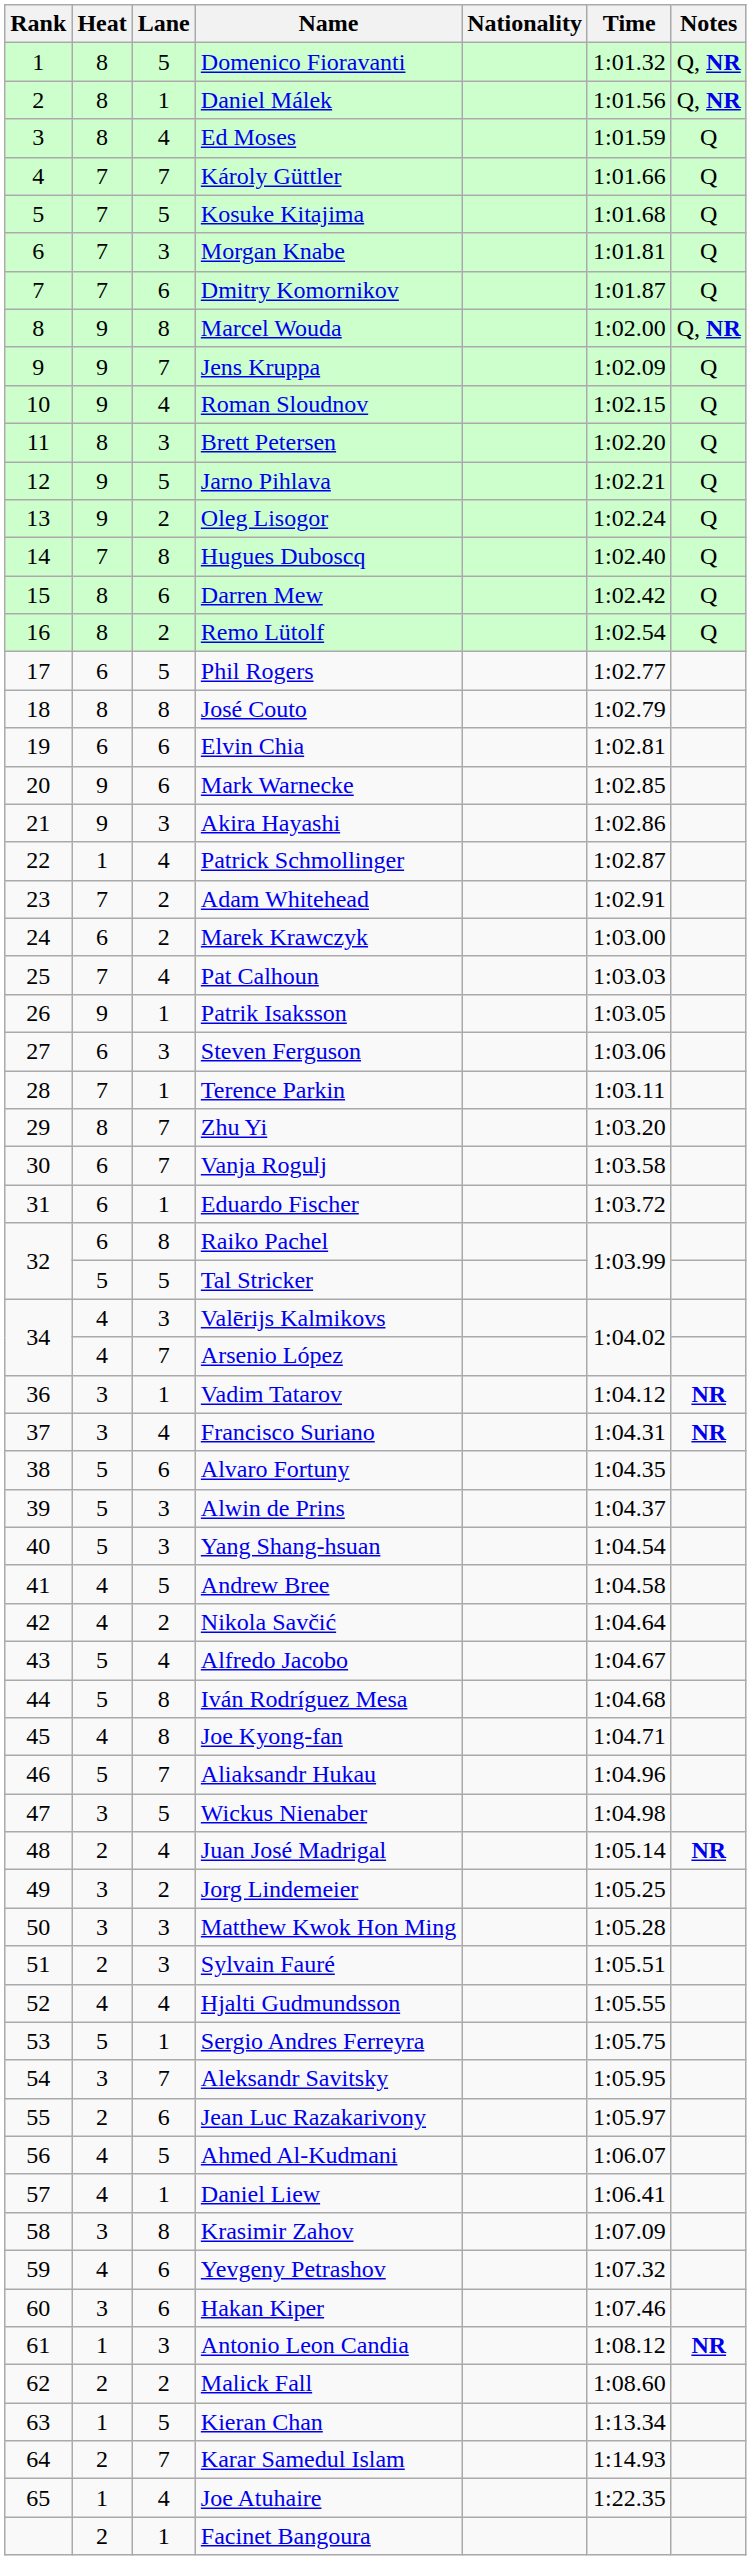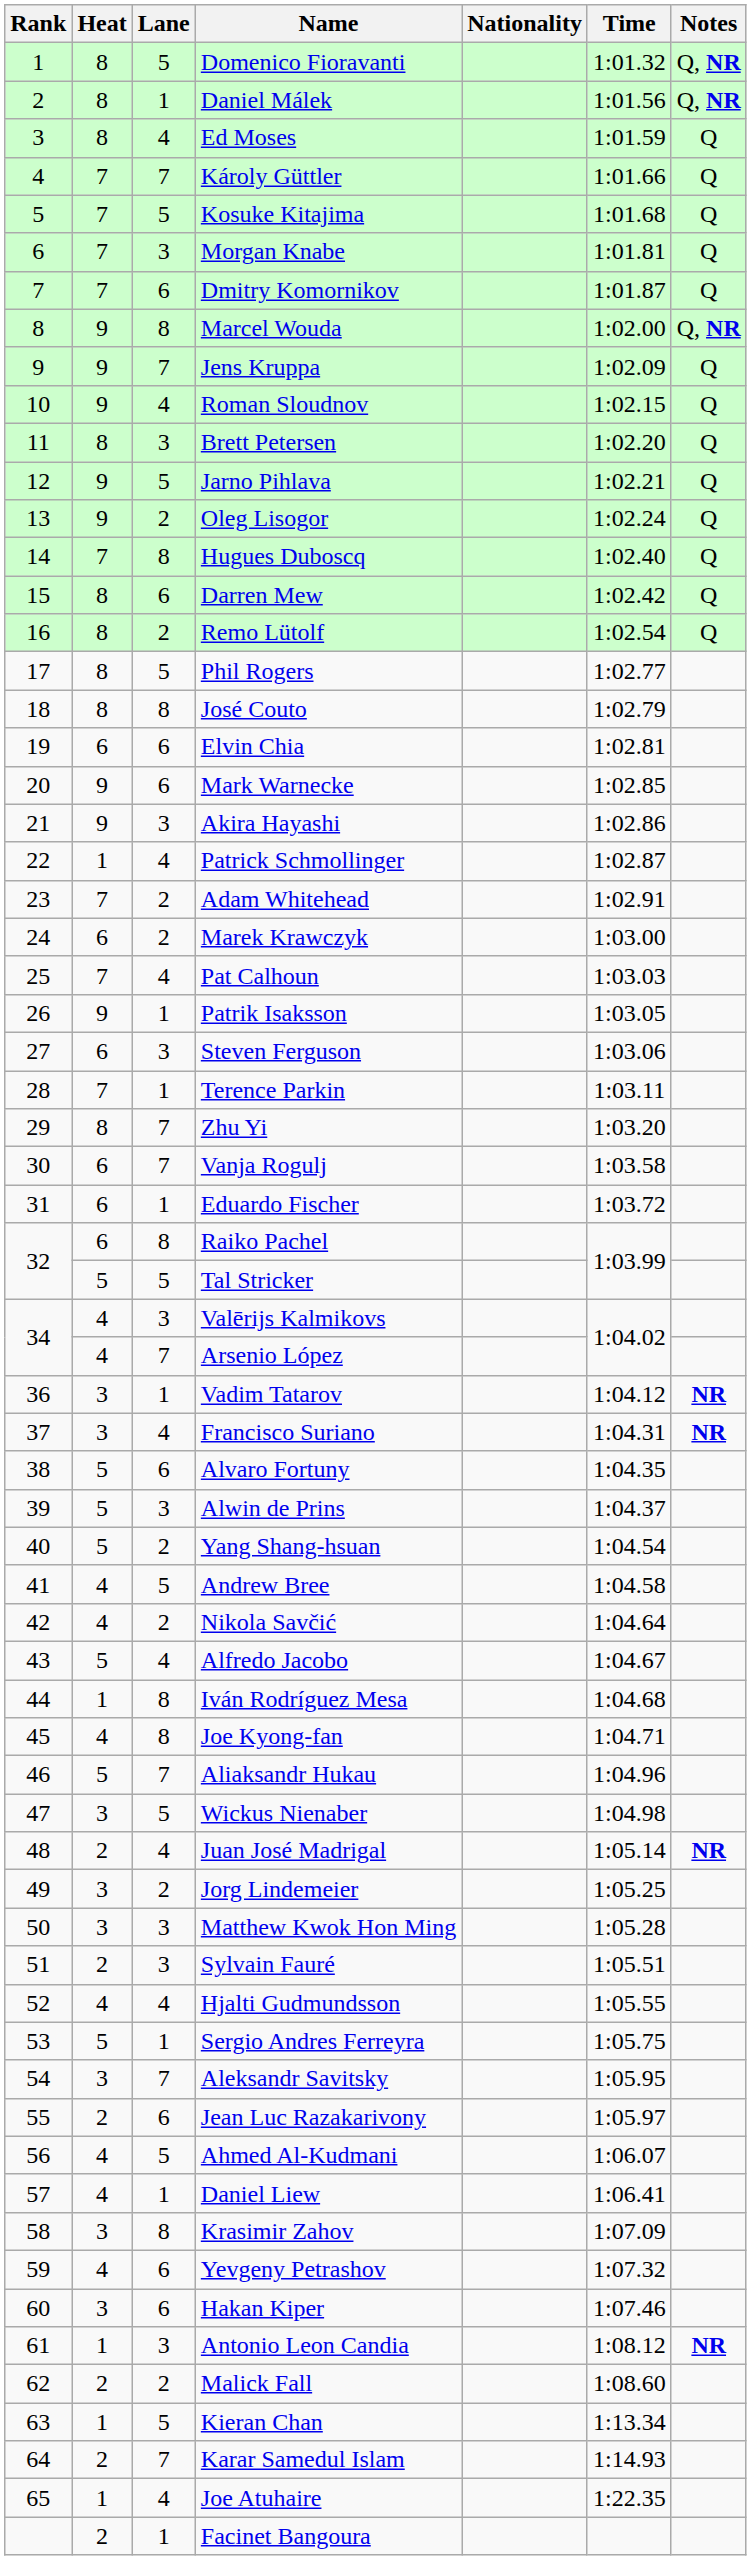(102, 670) 6 -> (102, 670) 8
(164, 1546) 3 -> (164, 1546) 2
(102, 1698) 5 -> (102, 1698) 1
